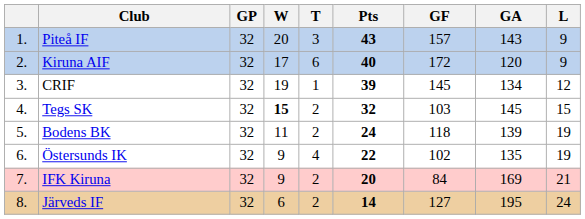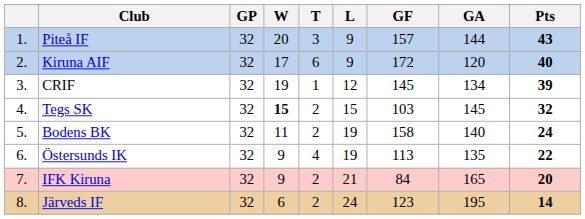columns swapped: (564, 16) <-> (368, 16)
(511, 39) 143 -> (474, 39) 144
(440, 132) 118 -> (403, 132) 158
(511, 132) 139 -> (474, 132) 140
(440, 156) 102 -> (403, 156) 113
(511, 179) 169 -> (474, 179) 165
(440, 202) 127 -> (403, 202) 123
